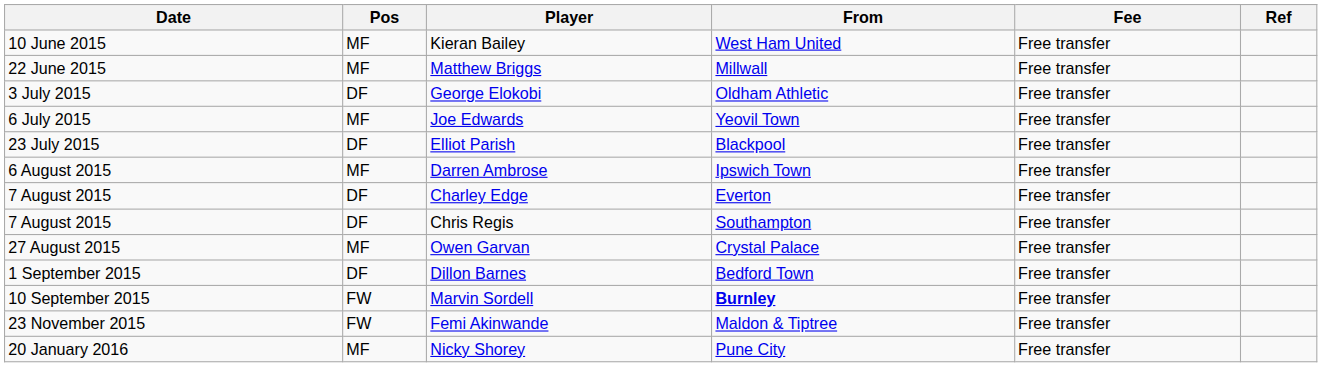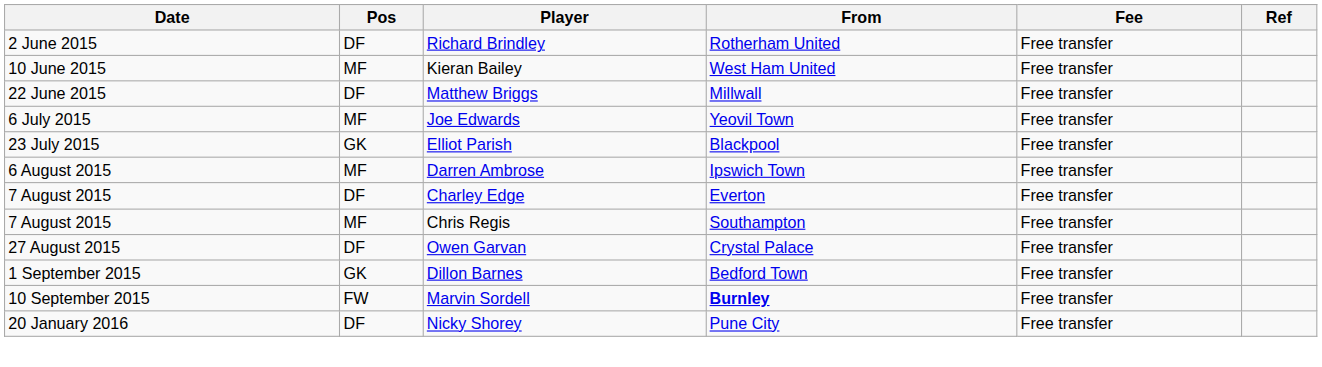+ row: (486, 43)
(358, 68) MF -> (354, 94) DF
- row: (486, 94)
(357, 145) DF -> (355, 145) GK
(357, 222) DF -> (355, 222) MF
(358, 247) MF -> (354, 247) DF
(357, 273) DF -> (355, 273) GK
- row: (489, 324)
(358, 349) MF -> (354, 324) DF
